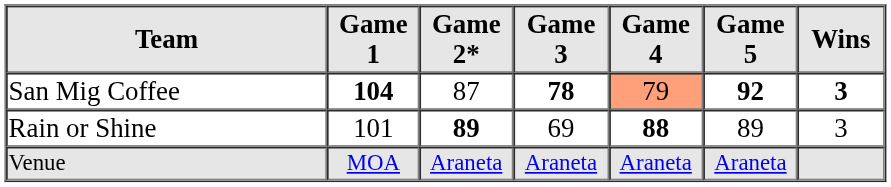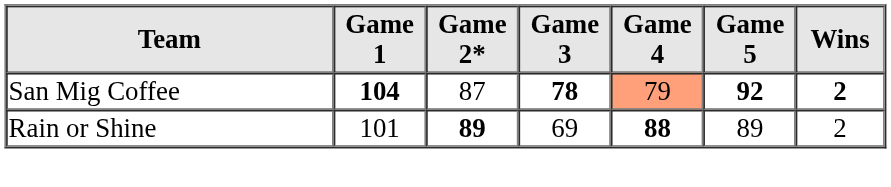(841, 91) 3 -> (840, 91) 2
(841, 127) 3 -> (840, 127) 2
- row: (37, 163)
